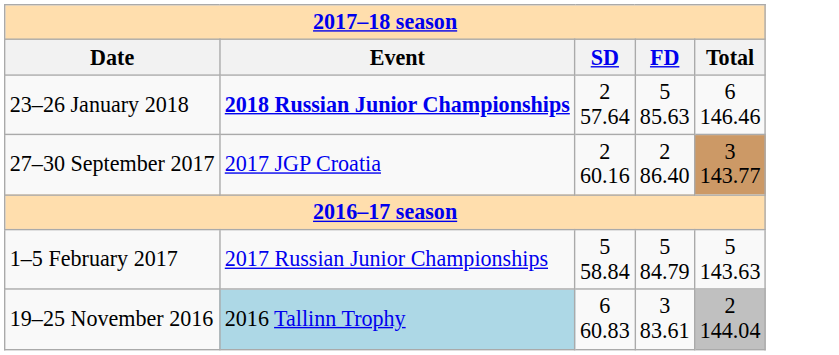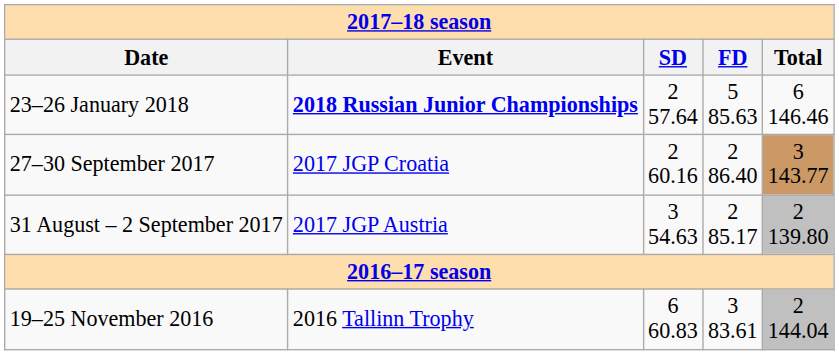+ row: (146, 224)
- row: (94, 259)
(315, 319) lightblue background -> (383, 319) no background
